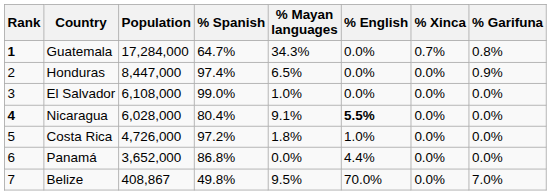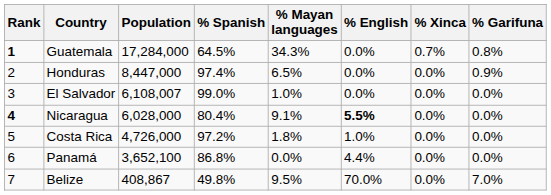(216, 51) 64.7% -> (216, 51) 64.5%
(151, 94) 6,108,000 -> (151, 94) 6,108,007
(151, 158) 3,652,000 -> (151, 158) 3,652,100
